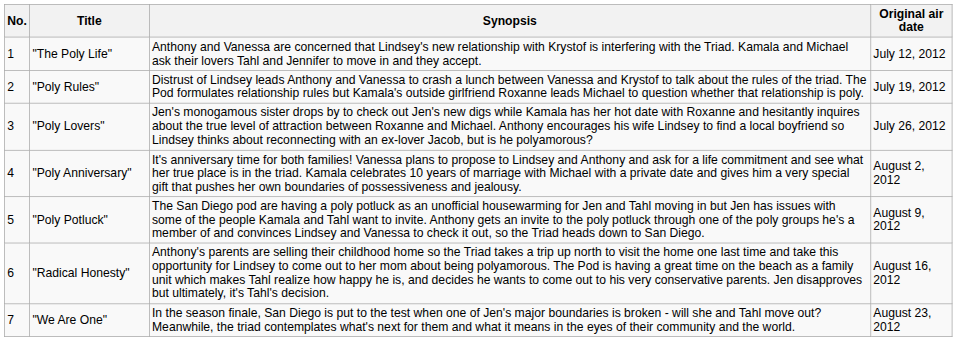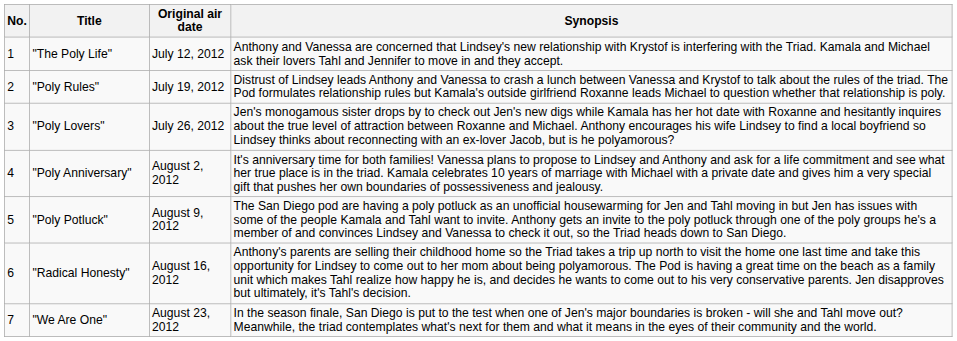columns swapped: (911, 20) <-> (510, 20)
